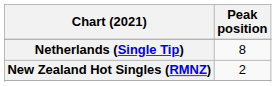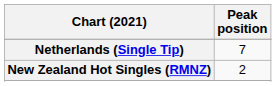(242, 49) 8 -> (242, 49) 7
